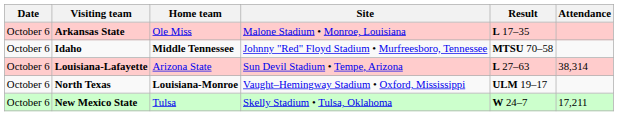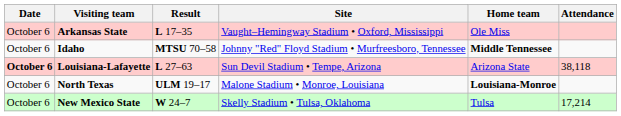columns swapped: (195, 13) <-> (523, 13)
(324, 31) Malone Stadium • Monroe, Louisiana -> (332, 31) Vaught–Hemingway Stadium • Oxford, Mississippi
(28, 66) normal -> (30, 66) bold
(573, 66) 38,314 -> (576, 66) 38,118
(354, 84) Vaught–Hemingway Stadium • Oxford, Mississippi -> (303, 84) Malone Stadium • Monroe, Louisiana
(573, 102) 17,211 -> (576, 102) 17,214
